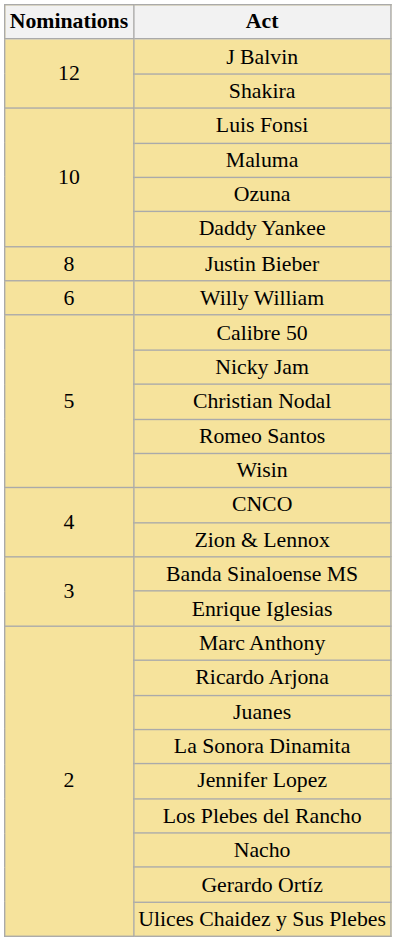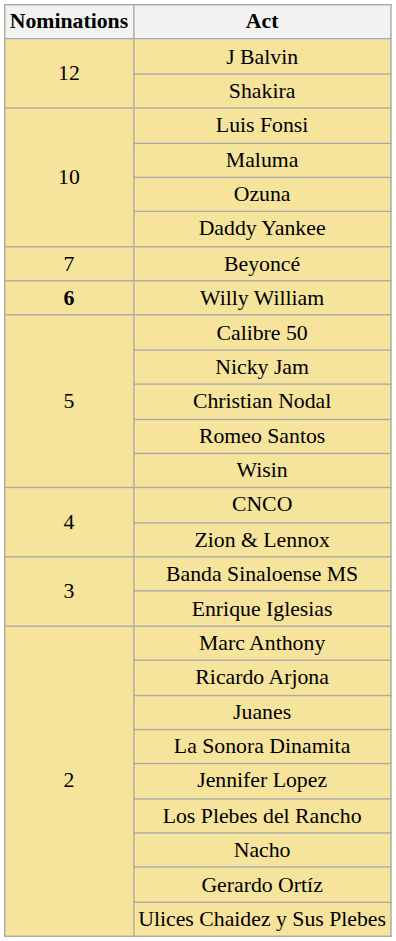- row: (262, 263)
+ row: (262, 263)
(69, 297) normal -> (69, 297) bold
